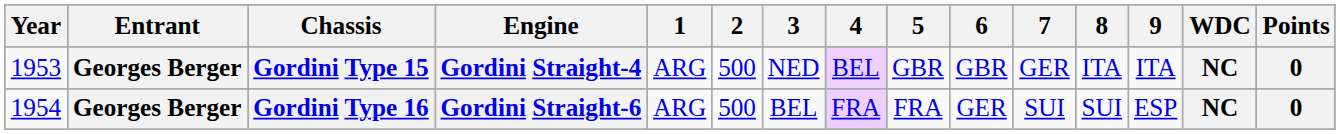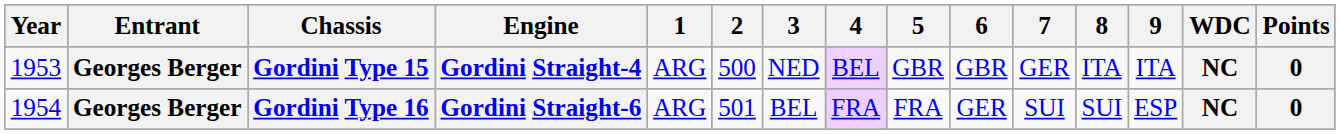(737, 108) 500 -> (737, 108) 501
